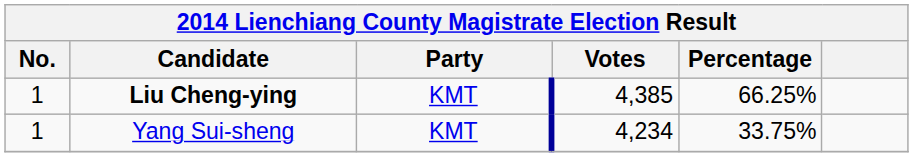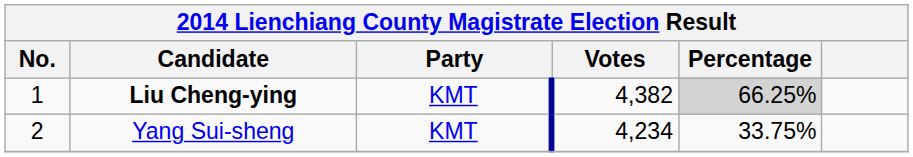(644, 95) 4,385 -> (644, 95) 4,382
(777, 95) no background -> (777, 95) lightgrey background
(37, 132) 1 -> (37, 132) 2
